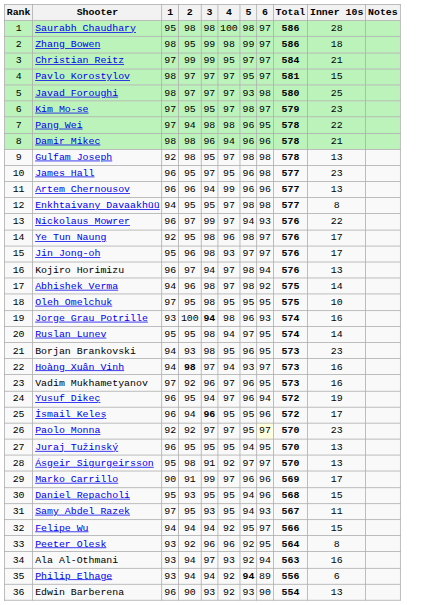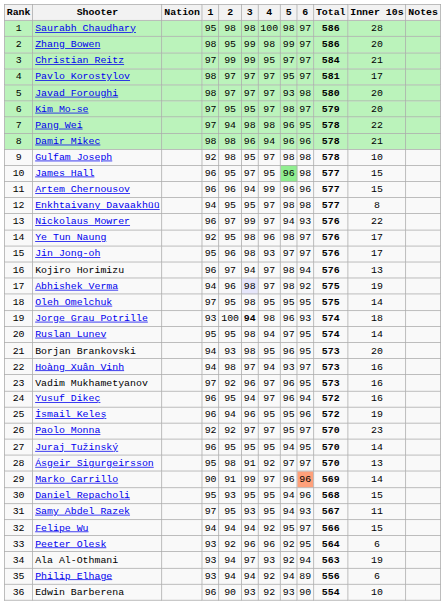+ column: (182, 12)
(337, 45) 18 -> (377, 45) 20
(337, 77) 15 -> (377, 77) 17
(337, 93) 25 -> (377, 93) 20
(337, 109) 23 -> (377, 109) 20
(337, 157) 13 -> (377, 157) 10
(248, 173) no background -> (289, 173) lightgreen background
(337, 173) 23 -> (377, 173) 15
(337, 190) 13 -> (377, 190) 15
(209, 286) no background -> (250, 286) lavender background
(337, 286) 14 -> (377, 286) 19
(337, 302) 10 -> (377, 302) 14
(337, 318) 16 -> (377, 318) 18
(337, 351) 23 -> (377, 351) 20
(190, 367) bold -> (230, 367) normal
(337, 399) 19 -> (377, 399) 16
(209, 415) bold -> (250, 415) normal
(337, 415) 17 -> (377, 415) 19
(265, 431) lightyellow background -> (305, 431) no background
(337, 447) 13 -> (377, 447) 14
(265, 479) no background -> (305, 479) lightsalmon background
(337, 479) 17 -> (377, 479) 14
(337, 544) 8 -> (377, 544) 6
(337, 560) 16 -> (377, 560) 19
(248, 576) bold -> (289, 576) normal
(337, 592) 13 -> (377, 592) 10
